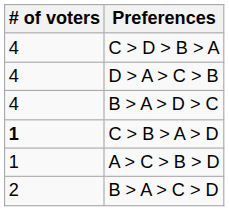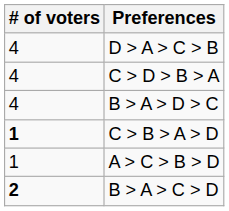rows swapped: (164, 47) <-> (164, 76)
(14, 190) normal -> (14, 190) bold
